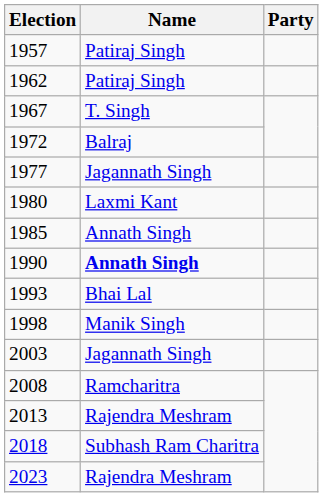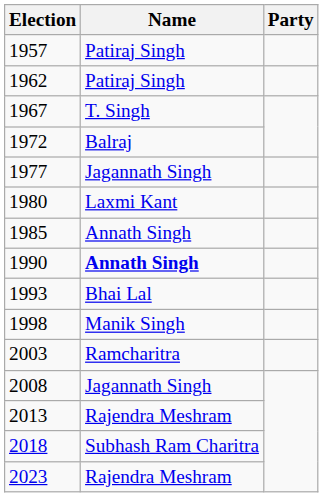(148, 354) Jagannath Singh -> (133, 354) Ramcharitra
(133, 385) Ramcharitra -> (148, 385) Jagannath Singh
